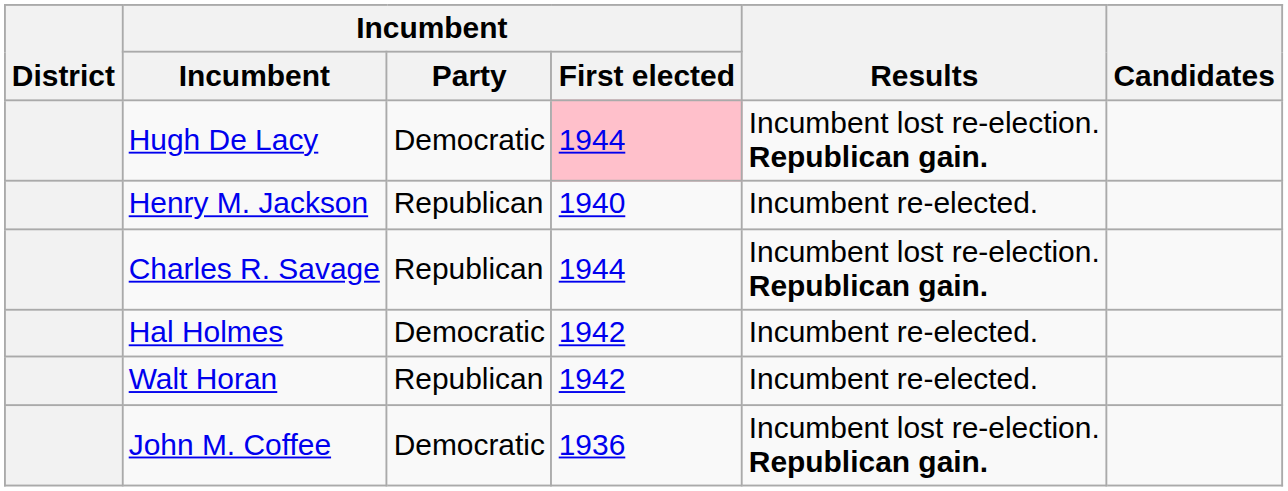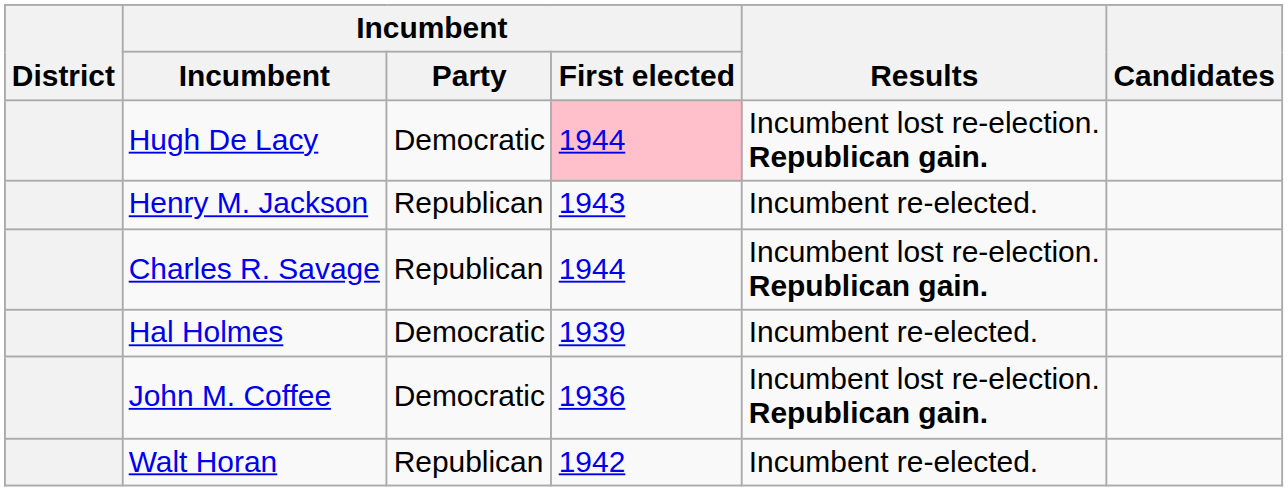(592, 204) 1940 -> (592, 204) 1943
(592, 332) 1942 -> (592, 332) 1939
rows swapped: (203, 380) <-> (230, 444)
